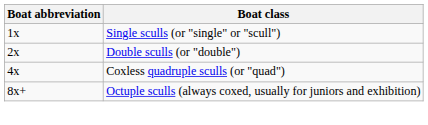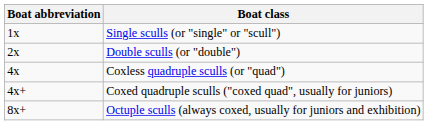+ row: (249, 91)
